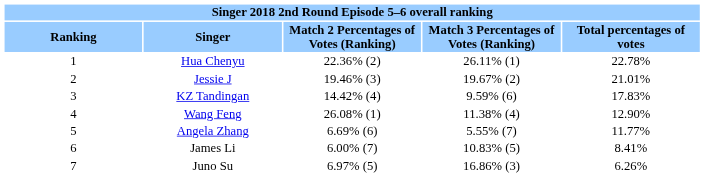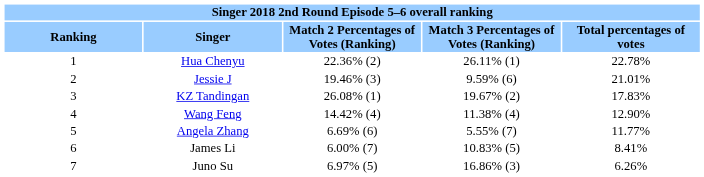(492, 78) 19.67% (2) -> (492, 78) 9.59% (6)
(352, 96) 14.42% (4) -> (352, 96) 26.08% (1)
(492, 96) 9.59% (6) -> (492, 96) 19.67% (2)
(352, 113) 26.08% (1) -> (352, 113) 14.42% (4)
